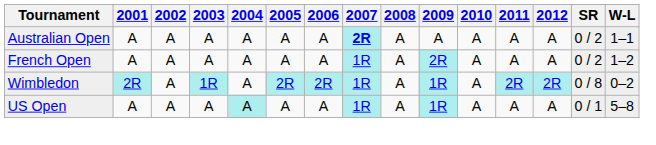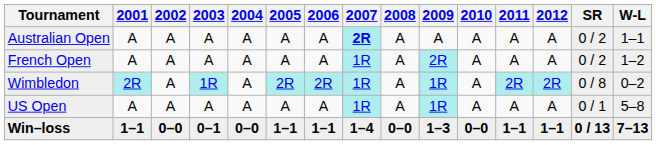(247, 106) paleturquoise background -> (247, 106) no background
+ row: (39, 128)
